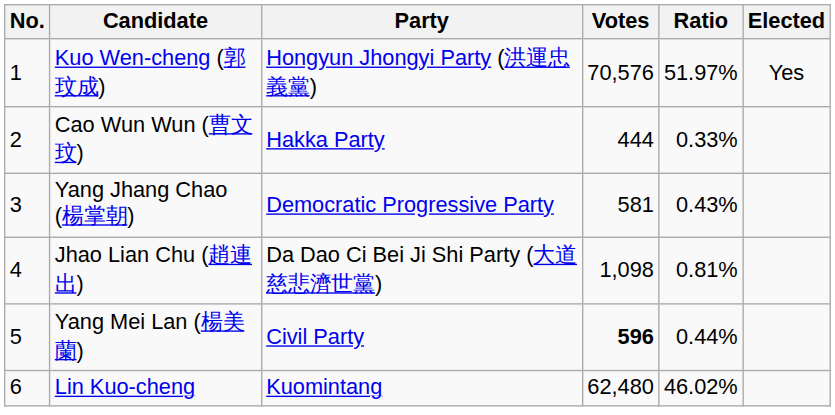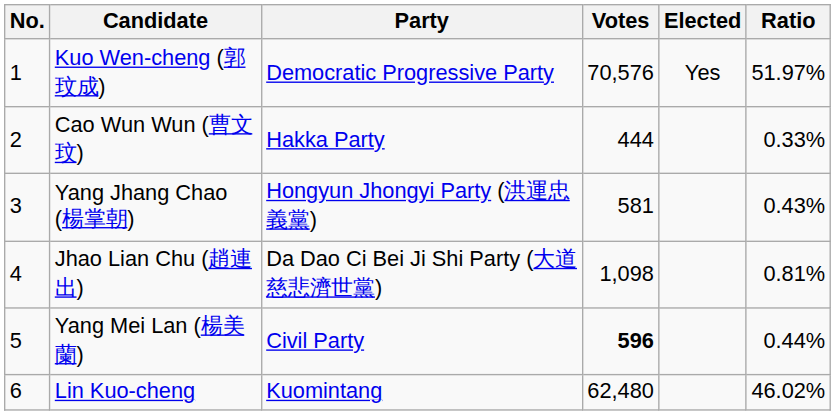columns swapped: (701, 21) <-> (786, 21)
(418, 71) Hongyun Jhongyi Party (洪運忠義黨) -> (410, 72) Democratic Progressive Party
(410, 204) Democratic Progressive Party -> (418, 206) Hongyun Jhongyi Party (洪運忠義黨)
